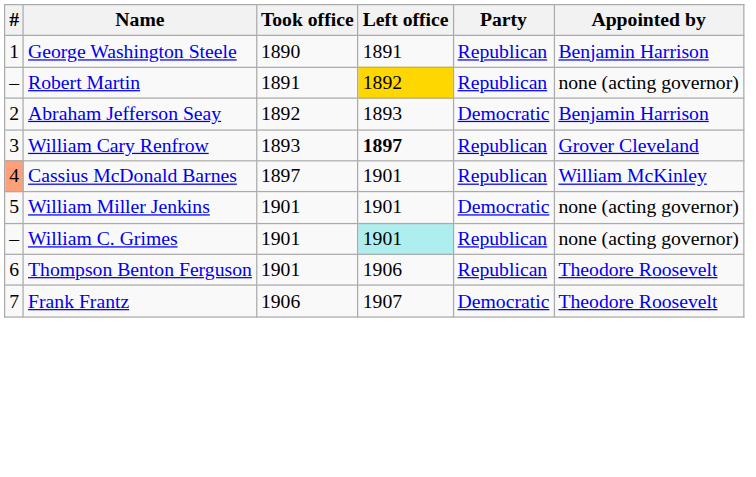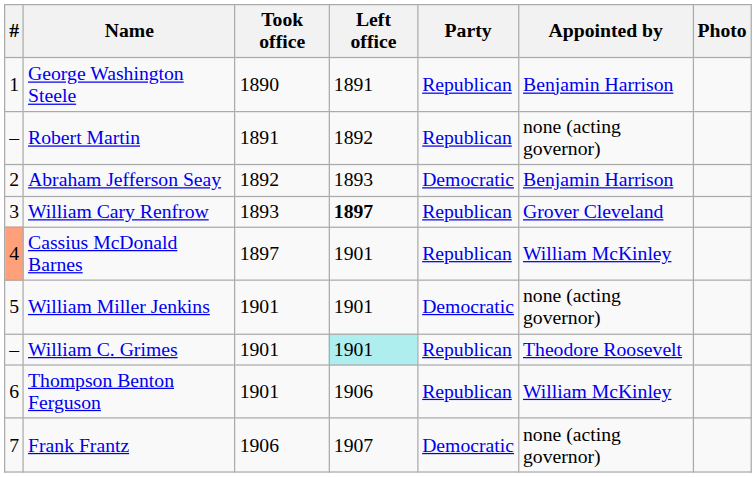+ column: (722, 31)
(382, 82) gold background -> (354, 137) no background
(649, 238) none (acting governor) -> (603, 349) Theodore Roosevelt
(638, 269) Theodore Roosevelt -> (597, 391) William McKinley
(638, 301) Theodore Roosevelt -> (572, 444) none (acting governor)
